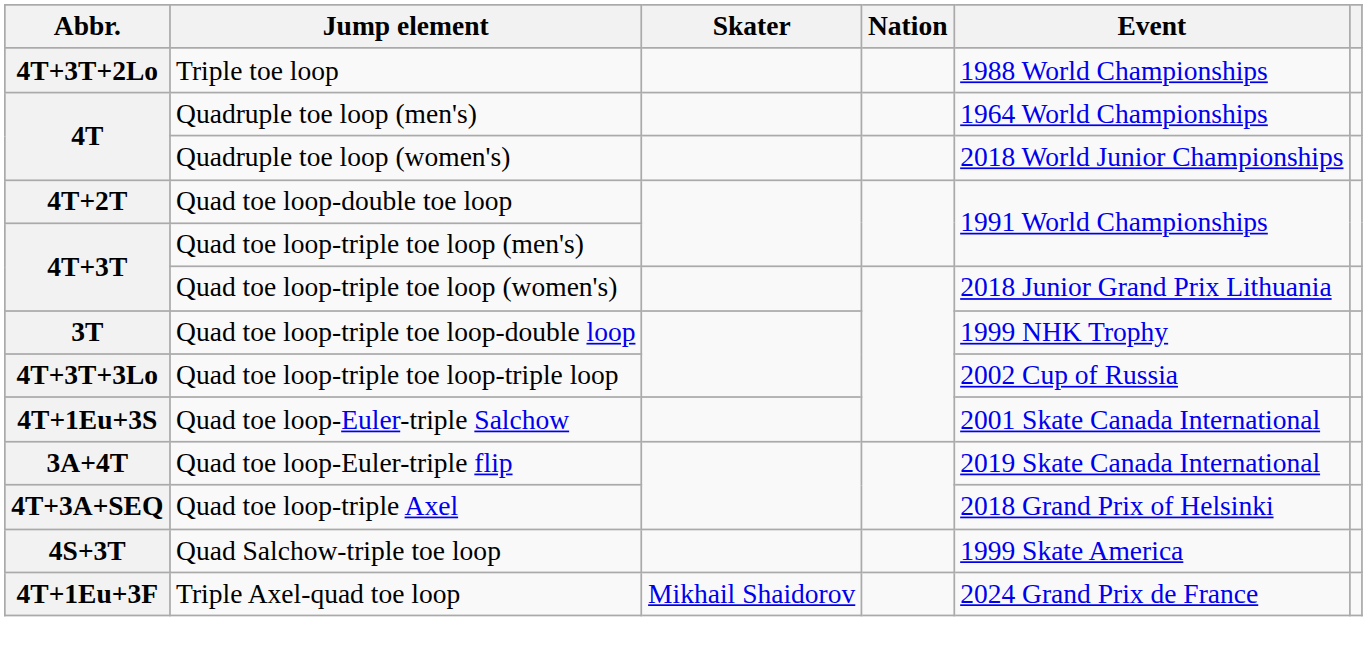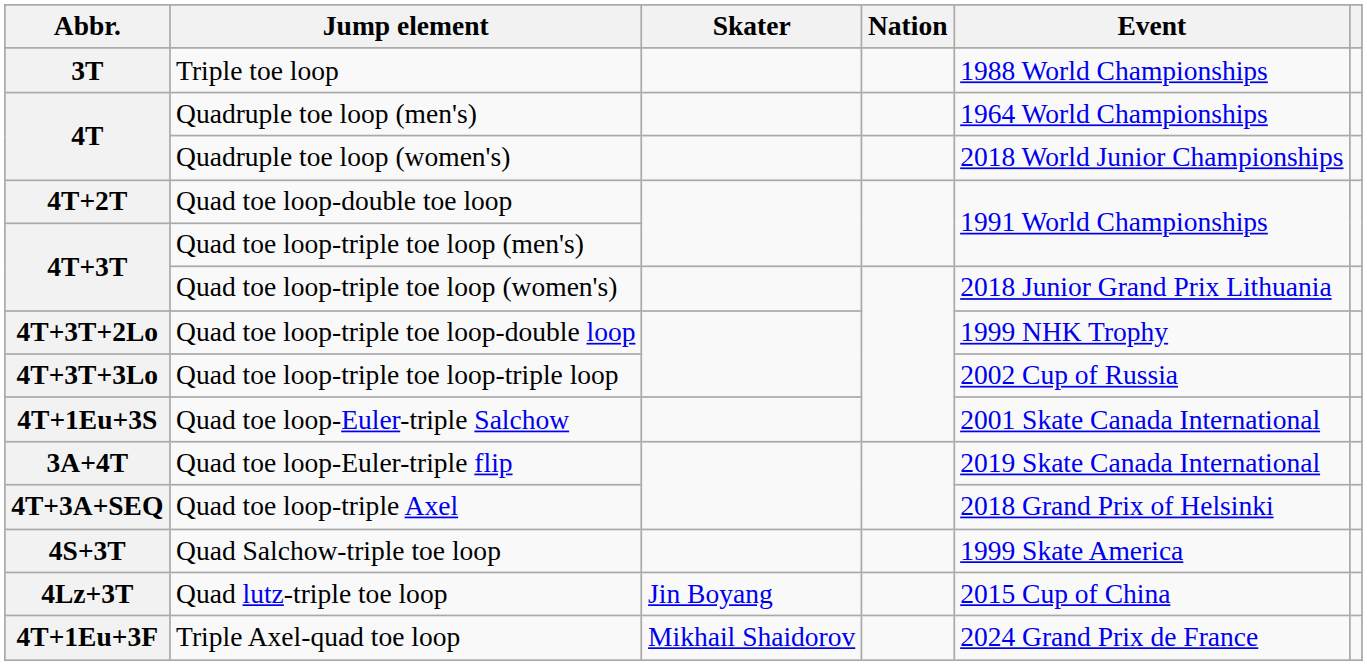(87, 69) 4T+3T+2Lo -> (87, 69) 3T
(87, 331) 3T -> (87, 331) 4T+3T+2Lo
+ row: (312, 593)
